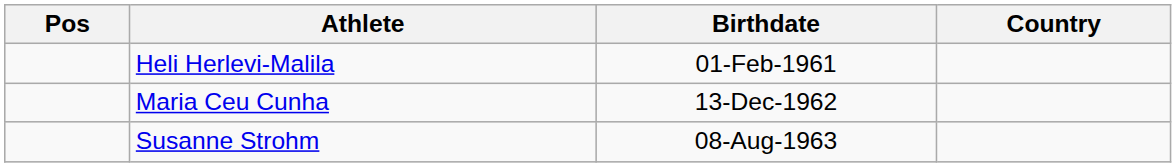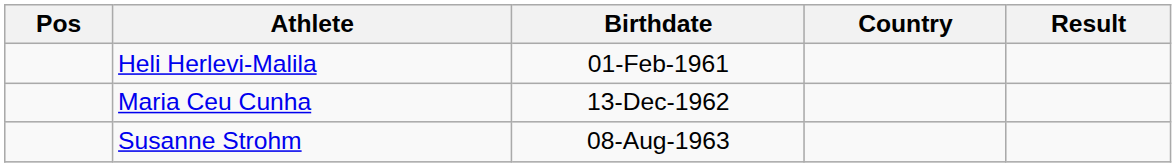+ column: (1089, 24)
